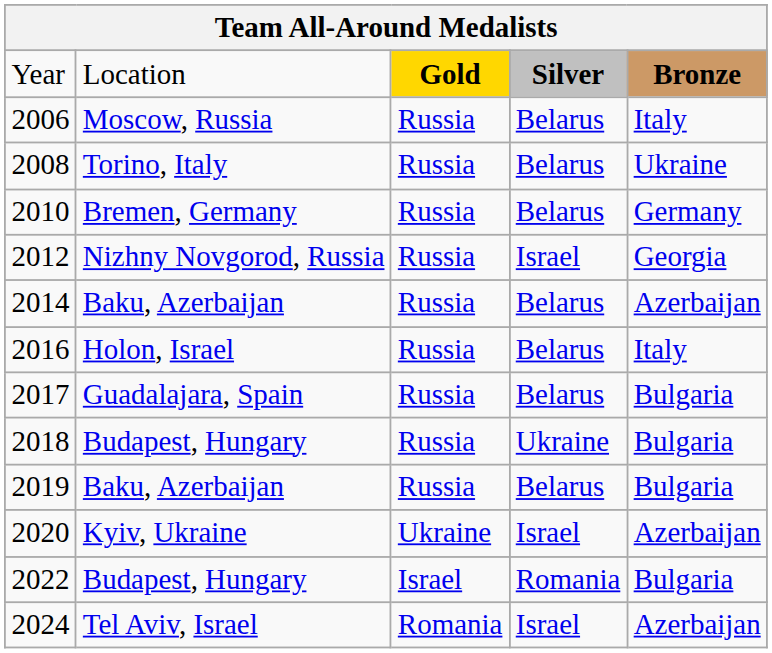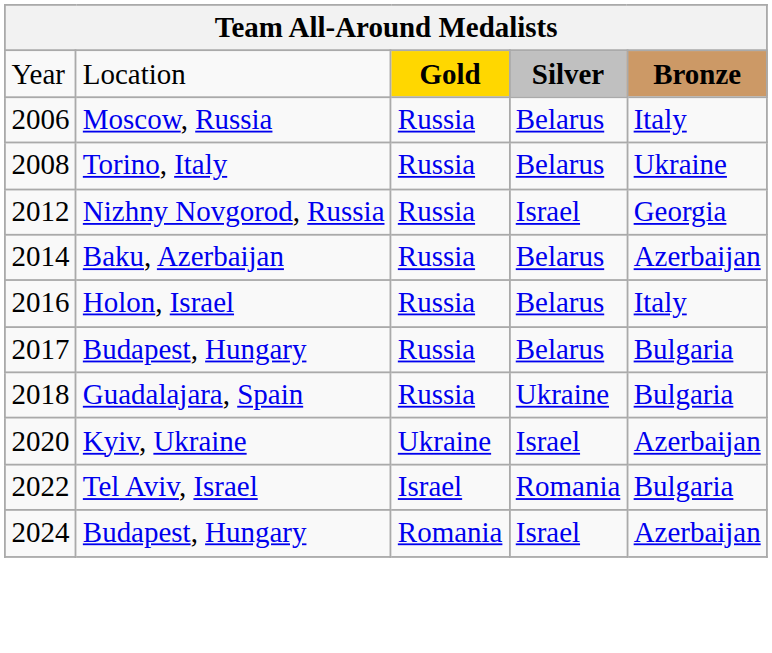- row: (41, 211)
(193, 394) Guadalajara, Spain -> (195, 348) Budapest, Hungary
(195, 440) Budapest, Hungary -> (193, 394) Guadalajara, Spain
- row: (41, 486)
(195, 578) Budapest, Hungary -> (170, 486) Tel Aviv, Israel
(170, 624) Tel Aviv, Israel -> (195, 532) Budapest, Hungary
